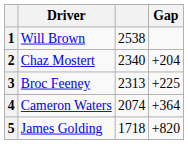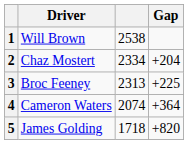(132, 61) 2340 -> (132, 61) 2334
